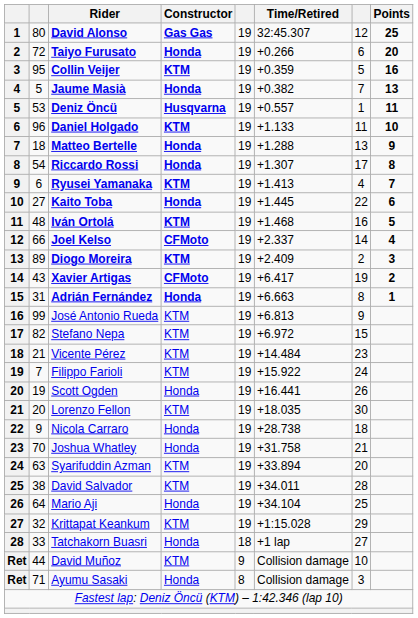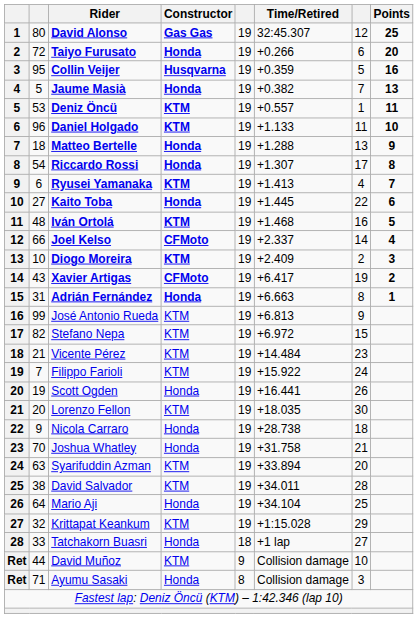(177, 70) KTM -> (195, 70) Husqvarna
(195, 108) Husqvarna -> (177, 108) KTM
(39, 259) 89 -> (39, 259) 10
